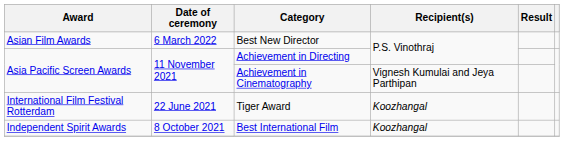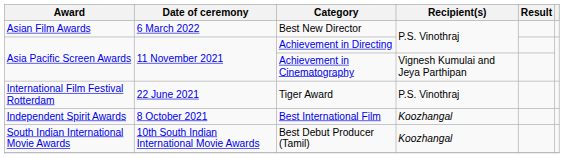(400, 106) Koozhangal -> (429, 94) P.S. Vinothraj
+ row: (326, 138)
